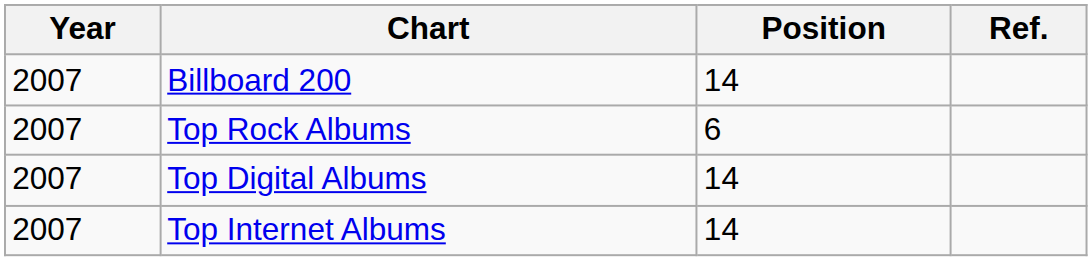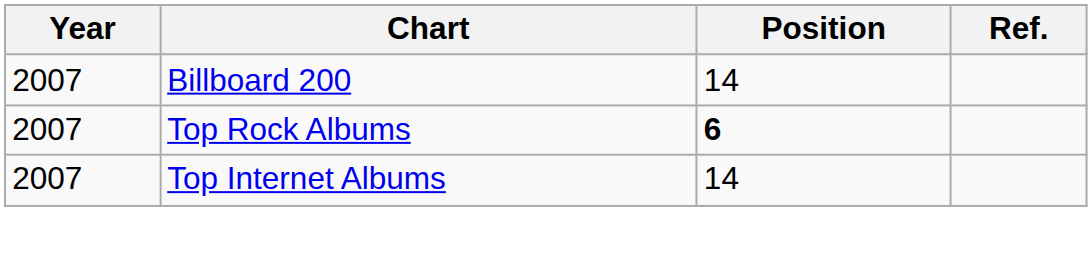(713, 129) normal -> (713, 129) bold
- row: (297, 179)
